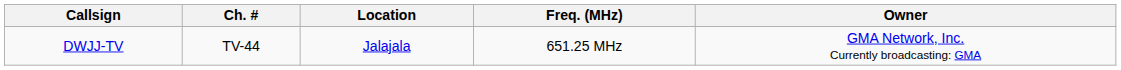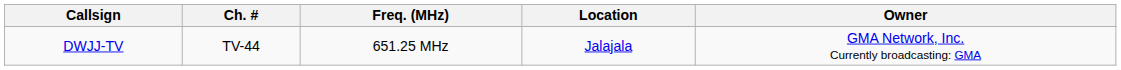columns swapped: (584, 15) <-> (387, 15)
